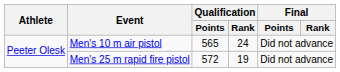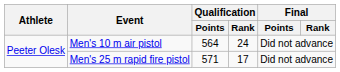(210, 44) 565 -> (210, 44) 564
(210, 60) 572 -> (210, 60) 571
(243, 60) 19 -> (243, 60) 17
